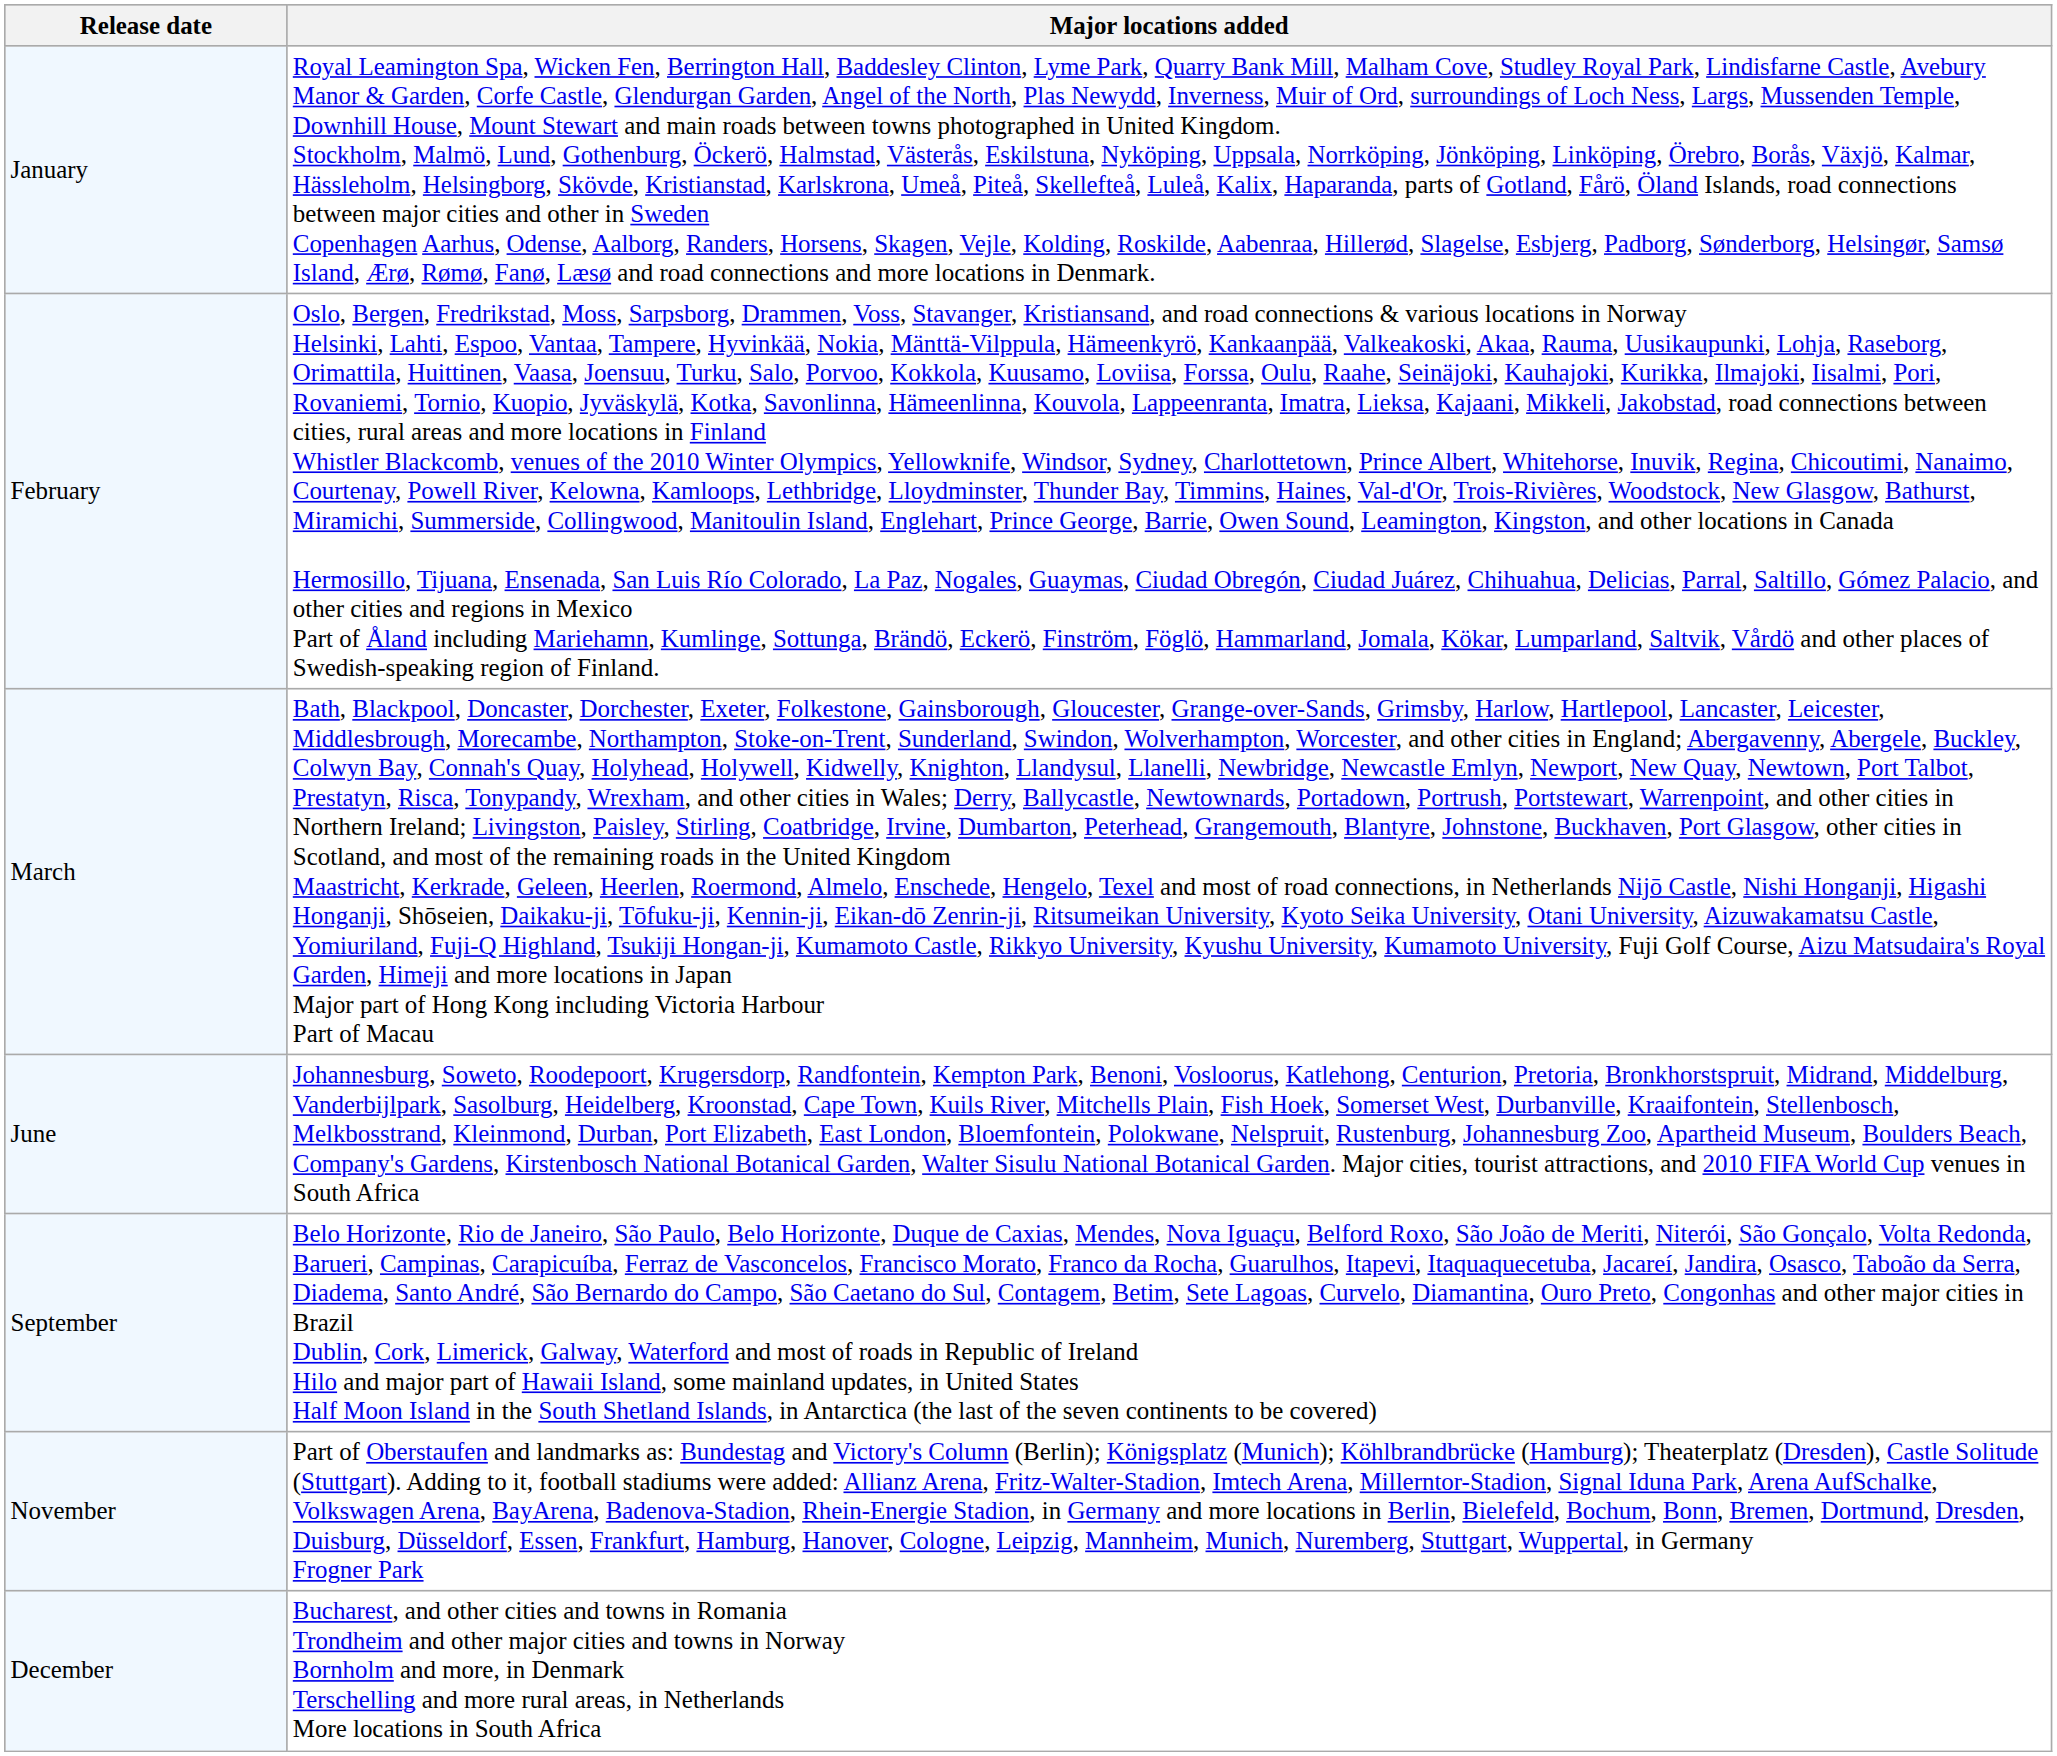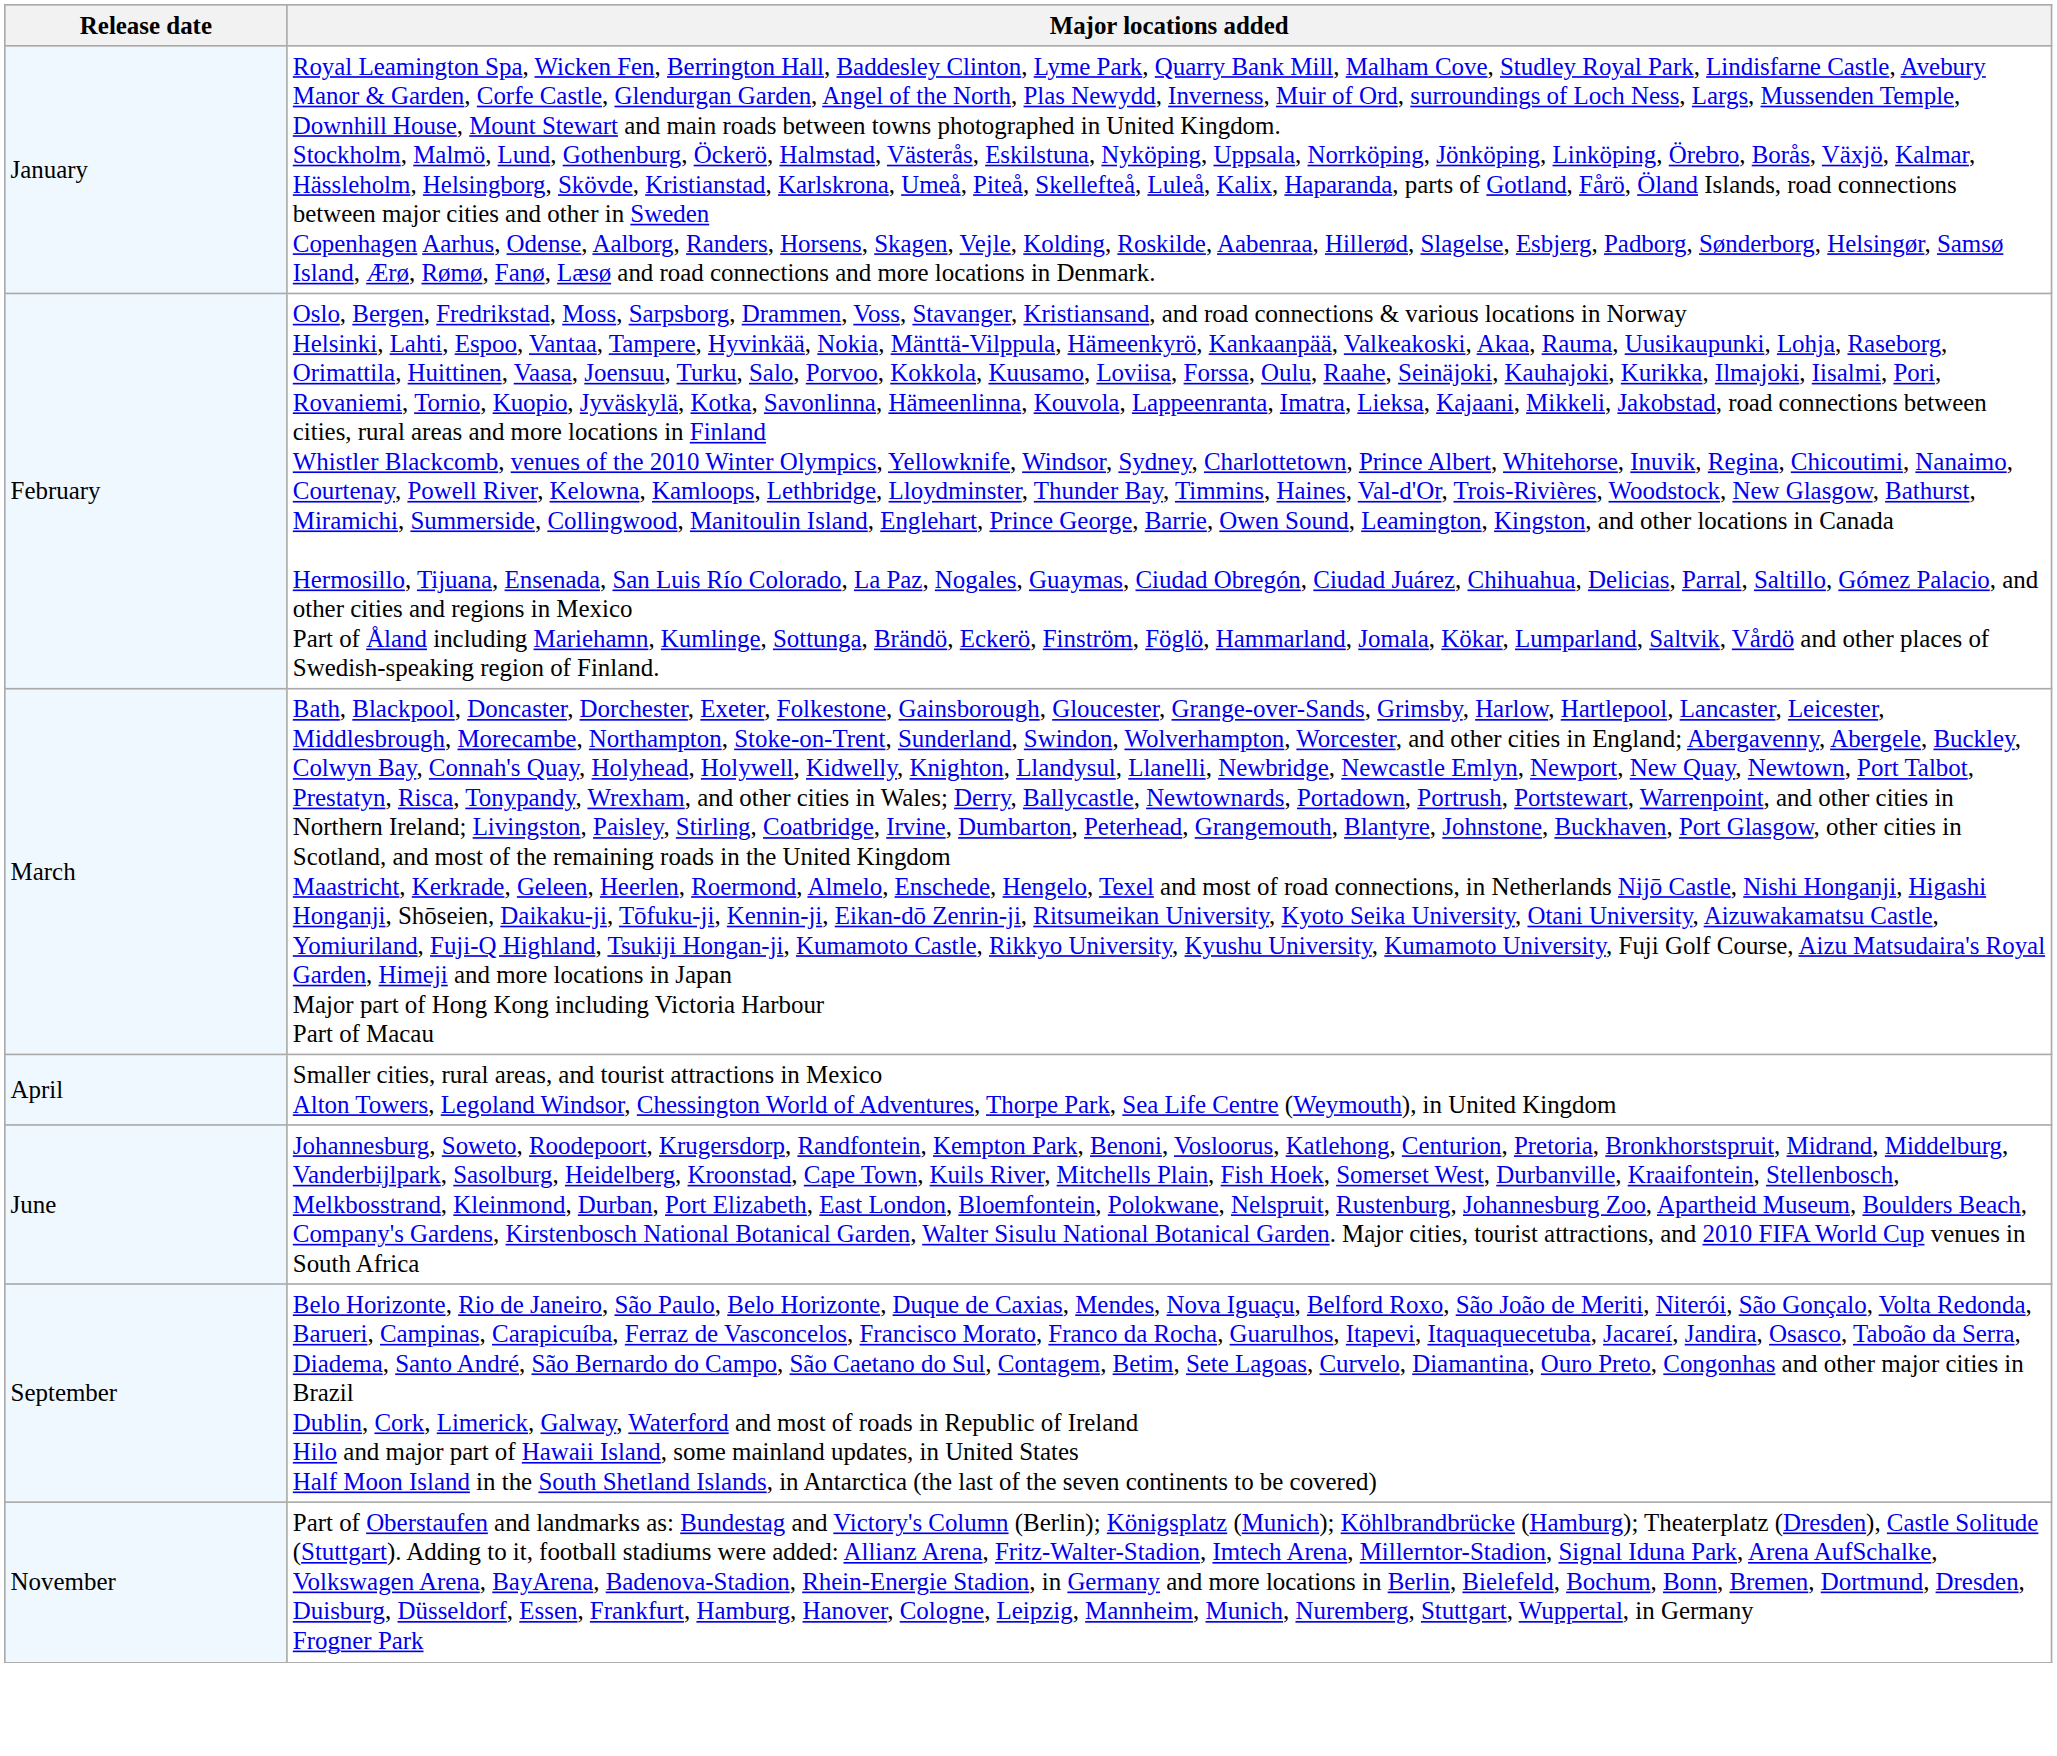+ row: (37, 1090)
- row: (62, 1670)
